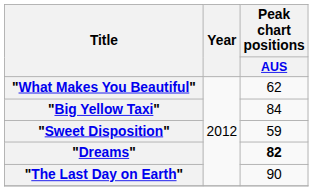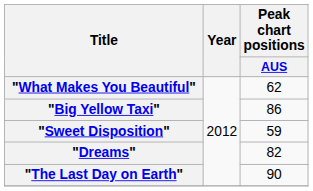(274, 109) 84 -> (274, 109) 86
(274, 153) bold -> (274, 153) normal
